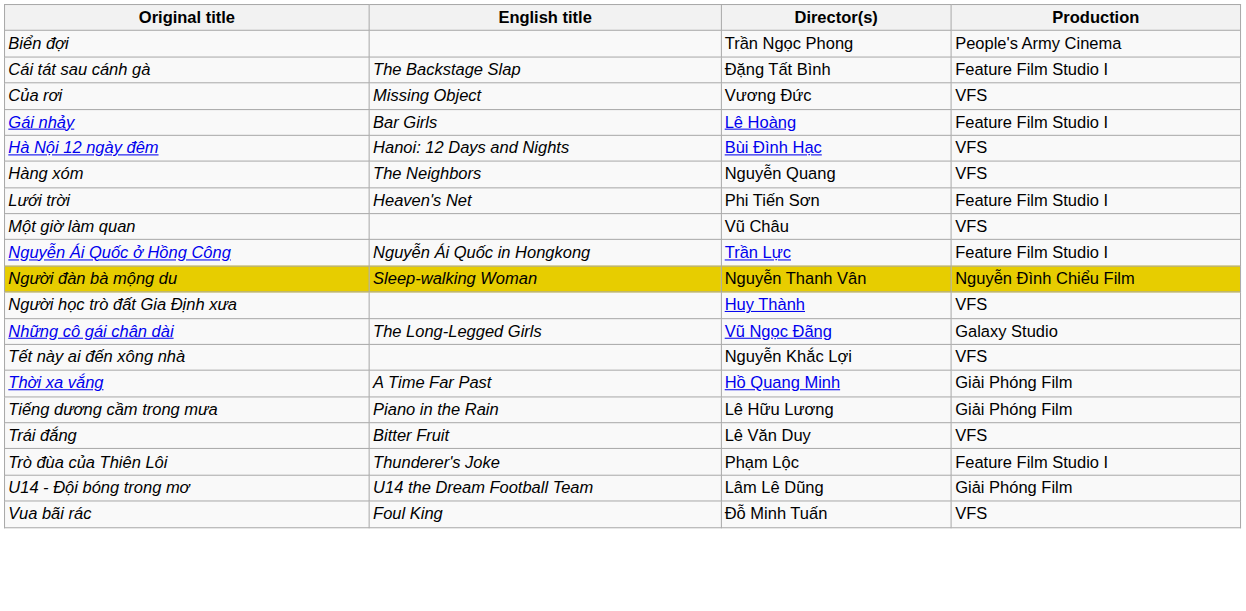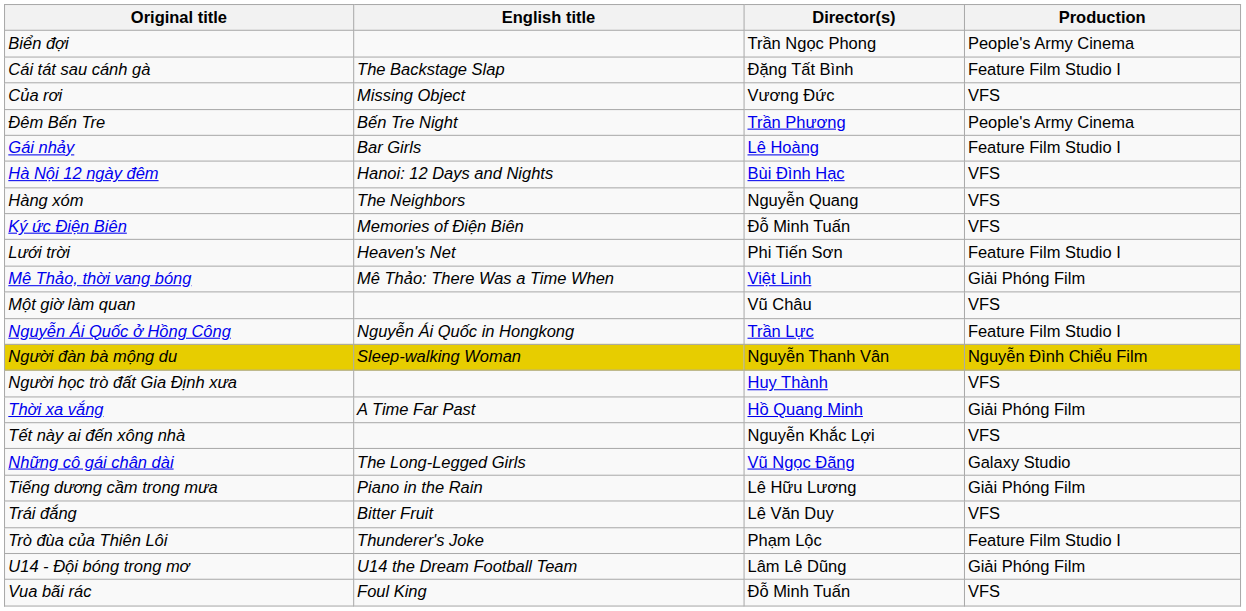+ row: (57, 122)
+ row: (68, 226)
+ row: (100, 278)
rows swapped: (91, 331) <-> (56, 383)
